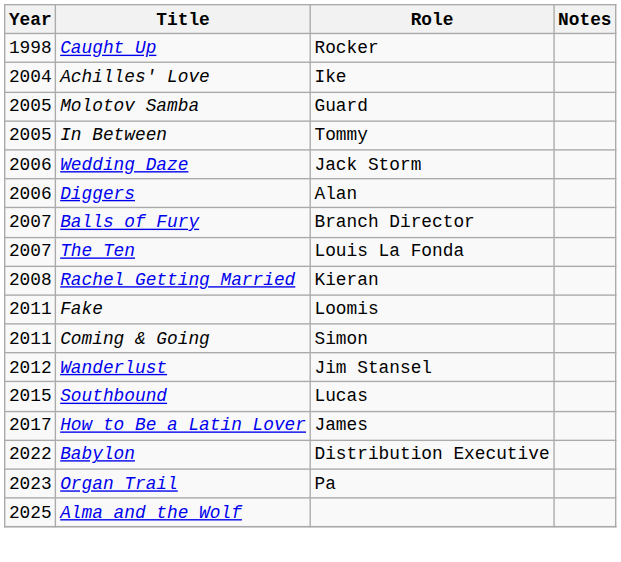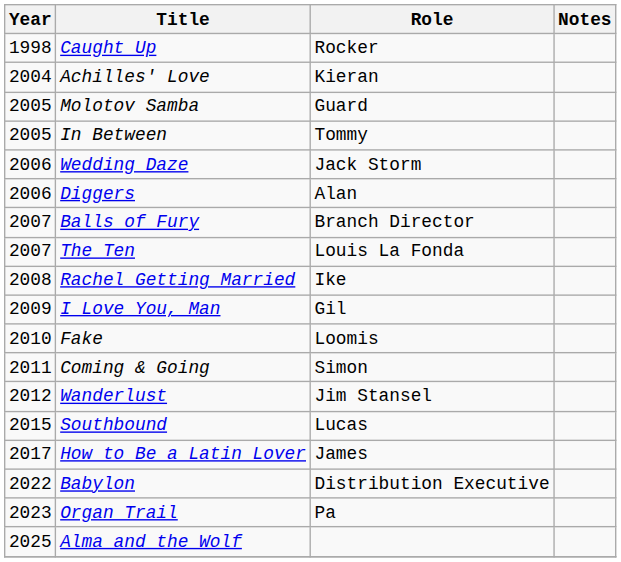(331, 77) Ike -> (347, 77) Kieran
(347, 280) Kieran -> (331, 280) Ike
+ row: (140, 309)
(30, 309) 2011 -> (30, 338) 2010
